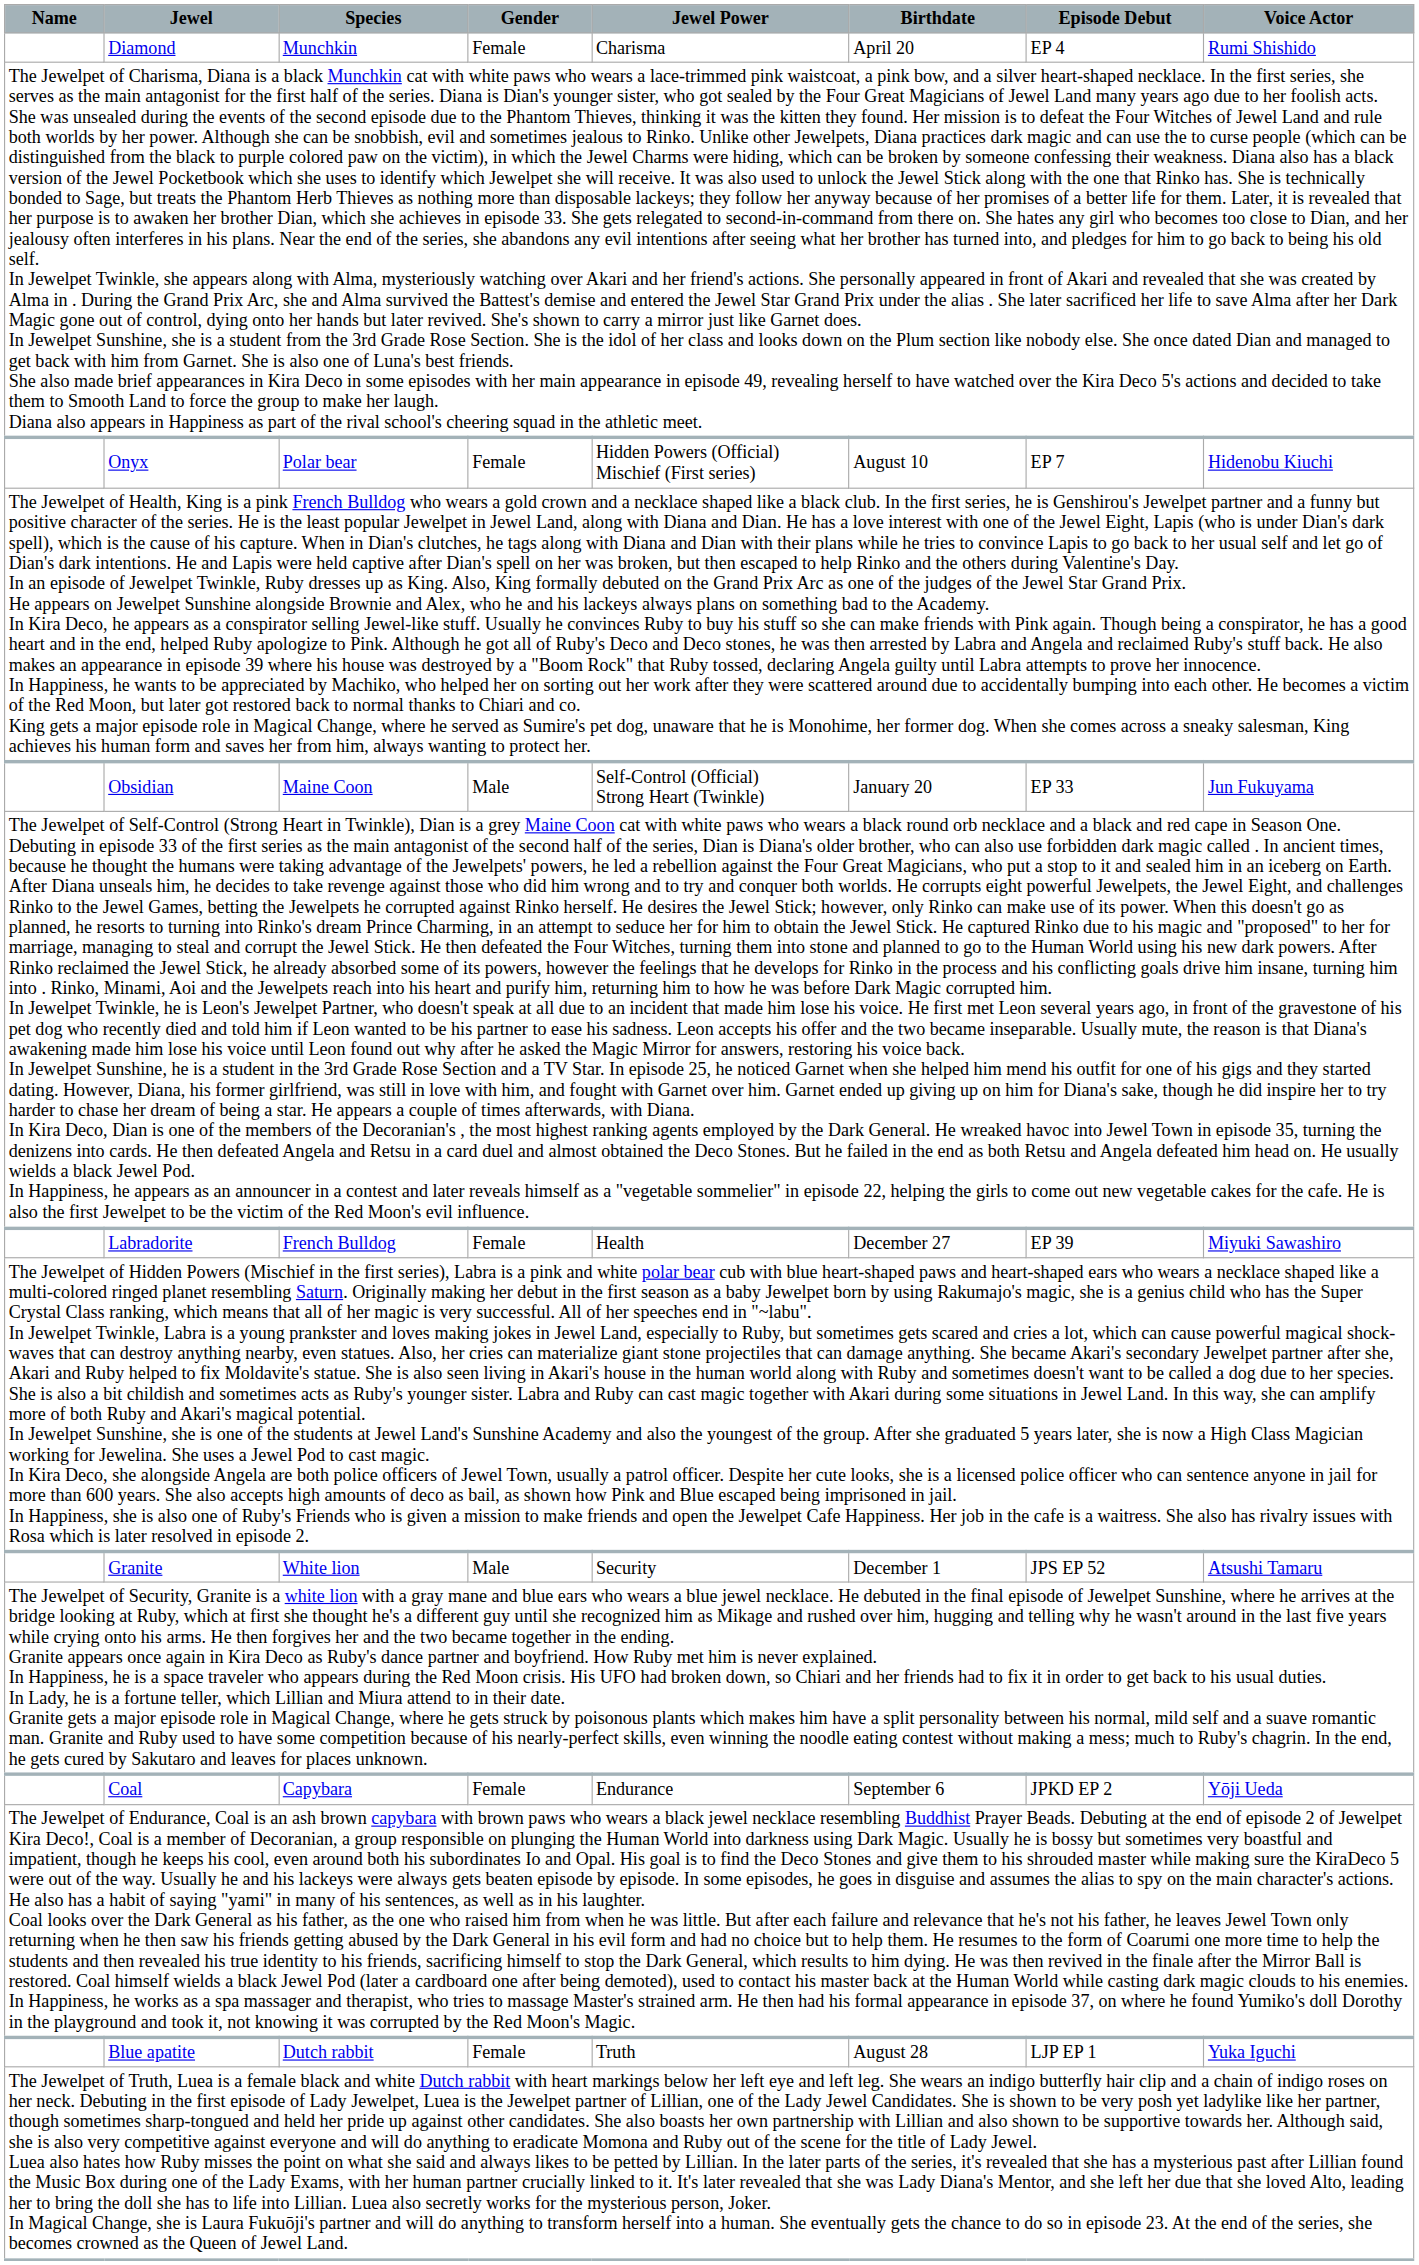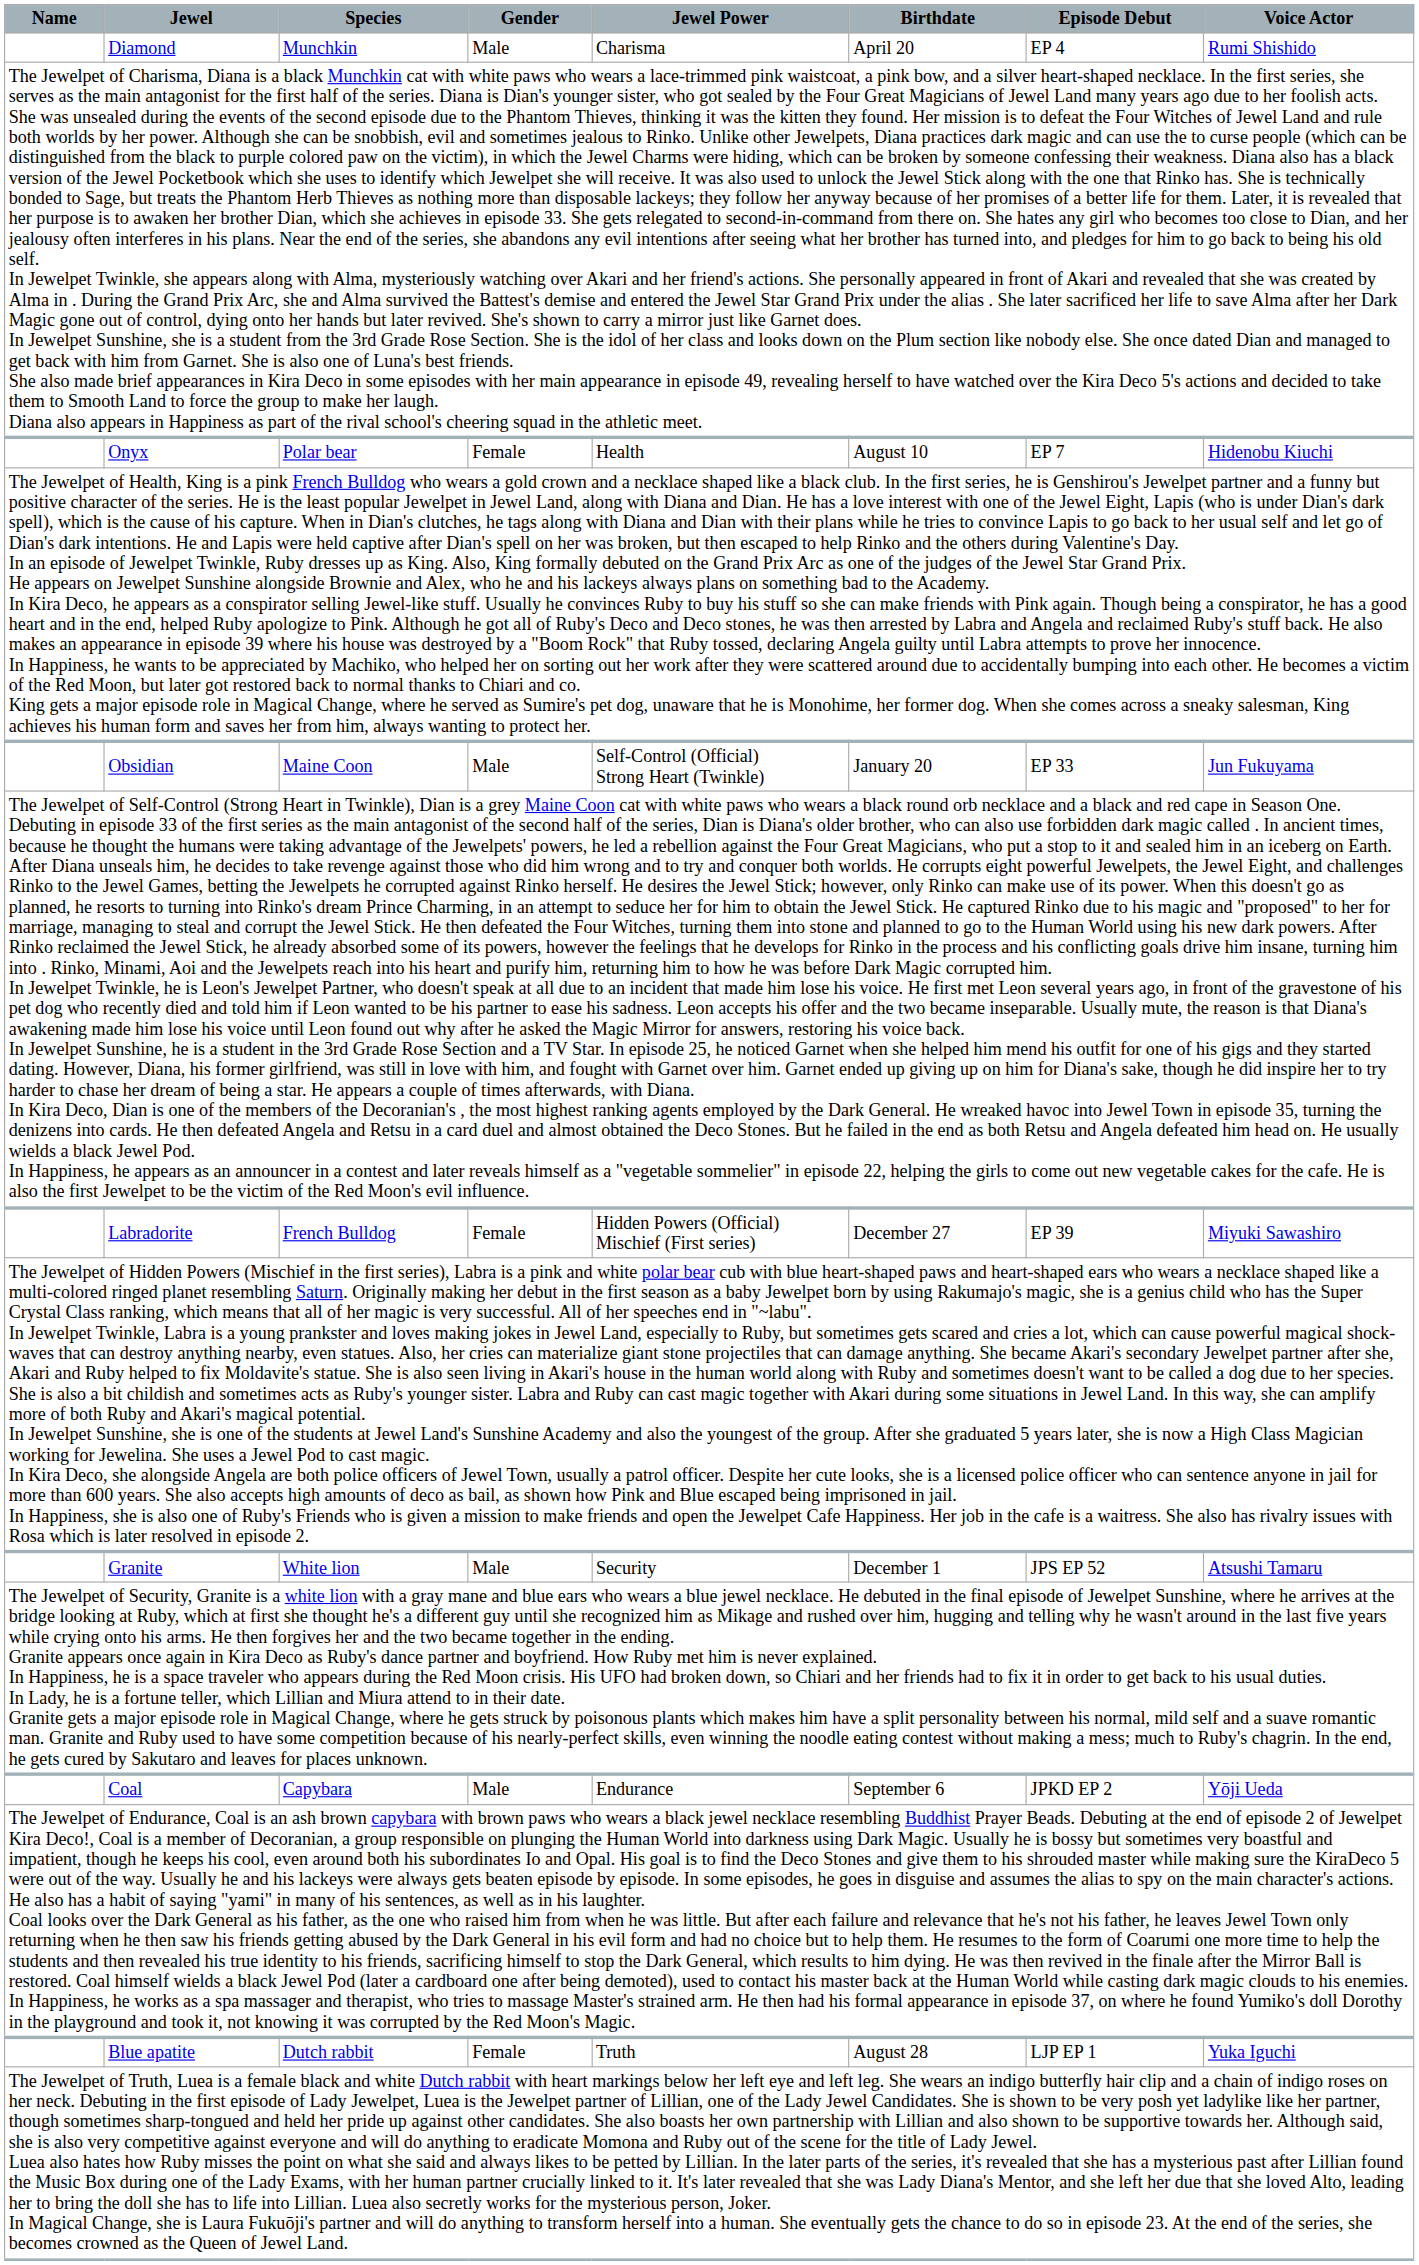(499, 47) Female -> (491, 47) Male
(688, 463) Hidden Powers (Official) Mischief (First series) -> (620, 452) Health
(620, 1243) Health -> (688, 1233) Hidden Powers (Official) Mischief (First series)
(499, 1789) Female -> (491, 1789) Male
